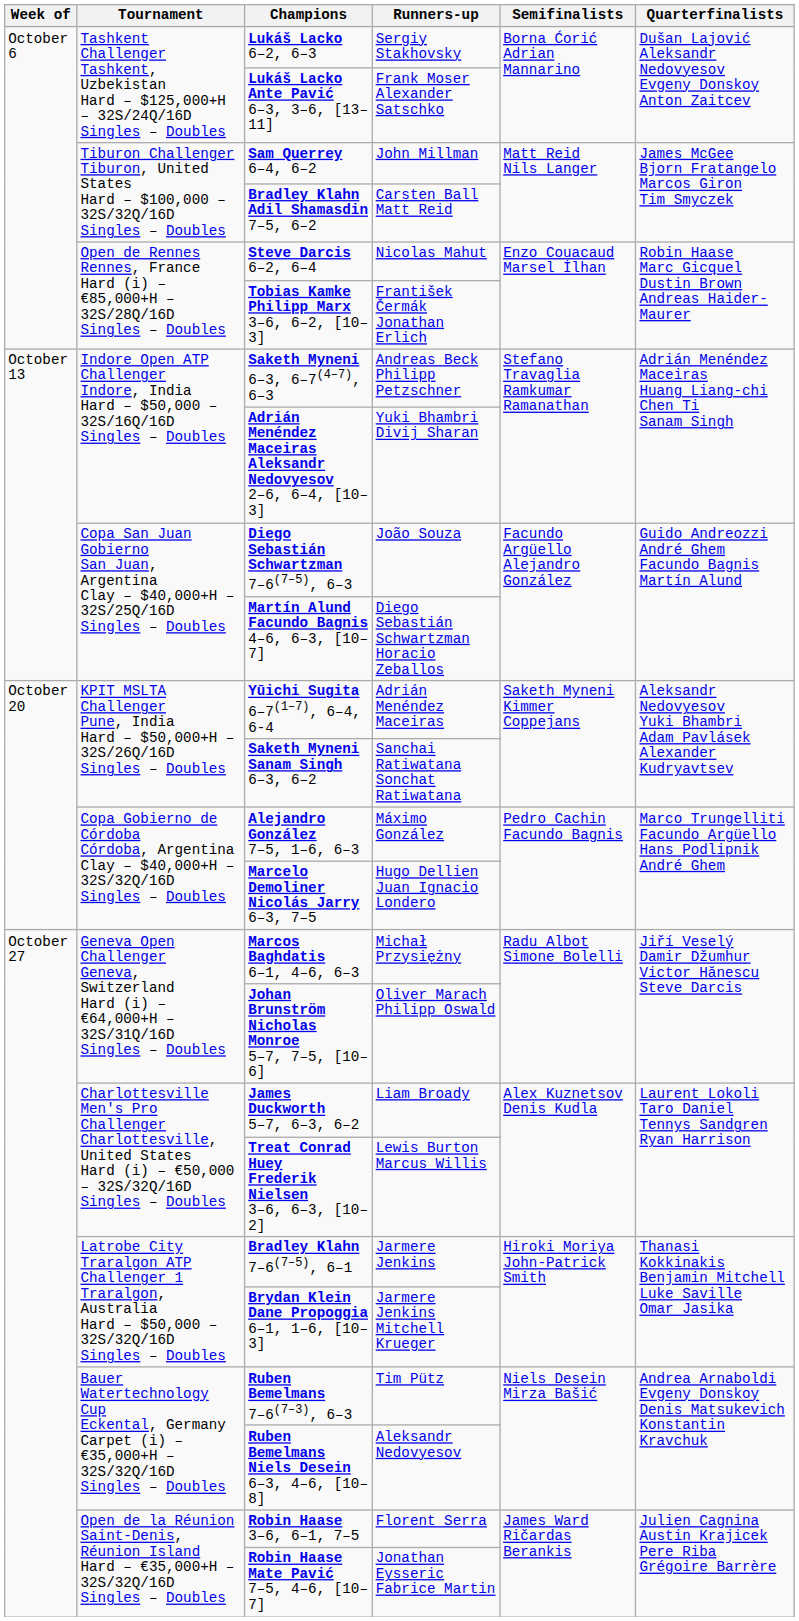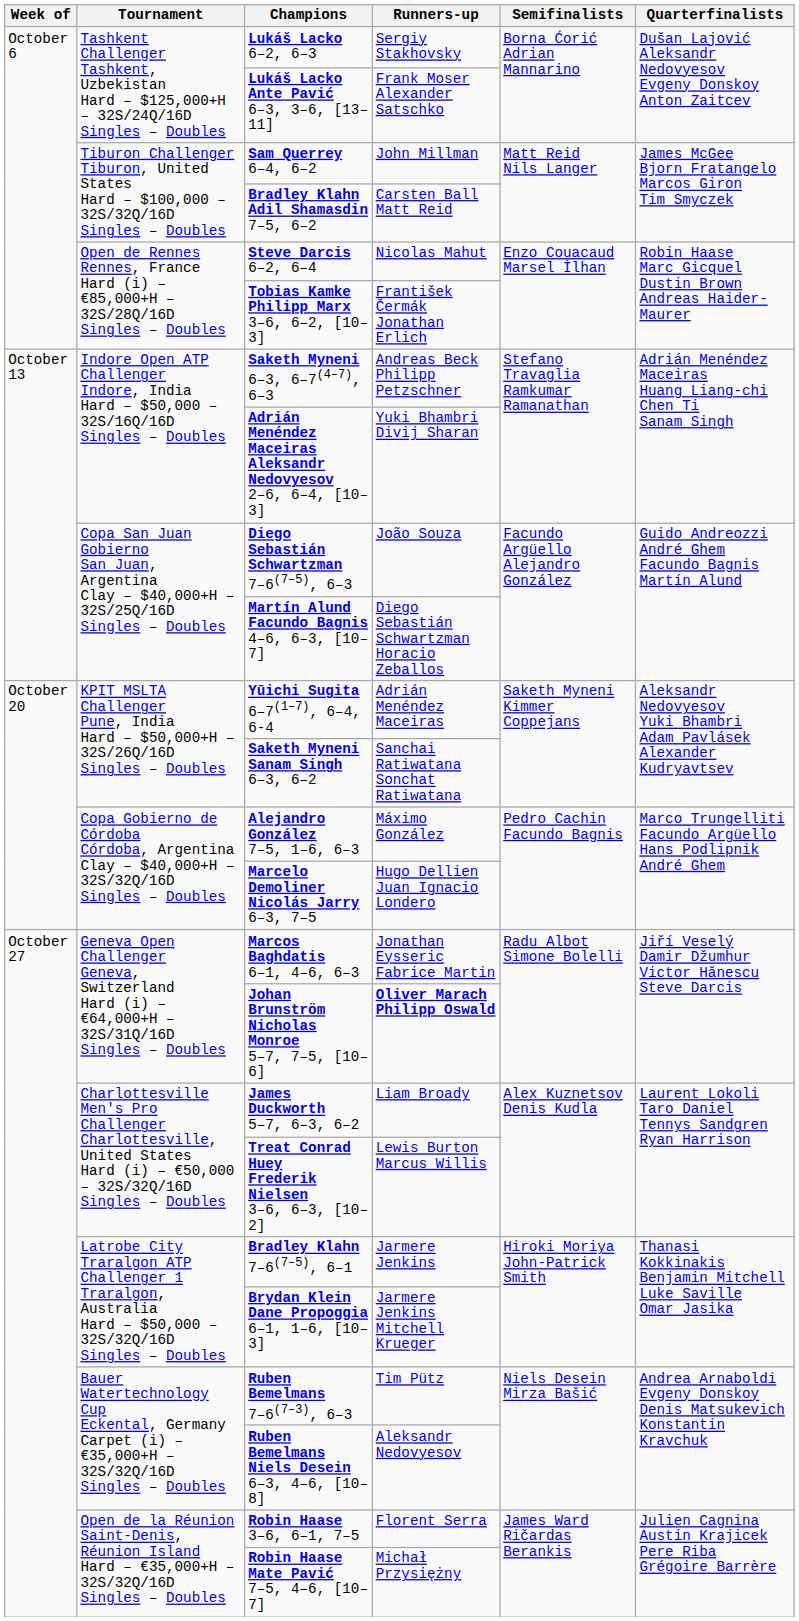(418, 949) Michał Przysiężny -> (436, 957) Jonathan Eysseric Fabrice Martin
(436, 1002) normal -> (436, 1002) bold
(436, 1575) Jonathan Eysseric Fabrice Martin -> (418, 1567) Michał Przysiężny
